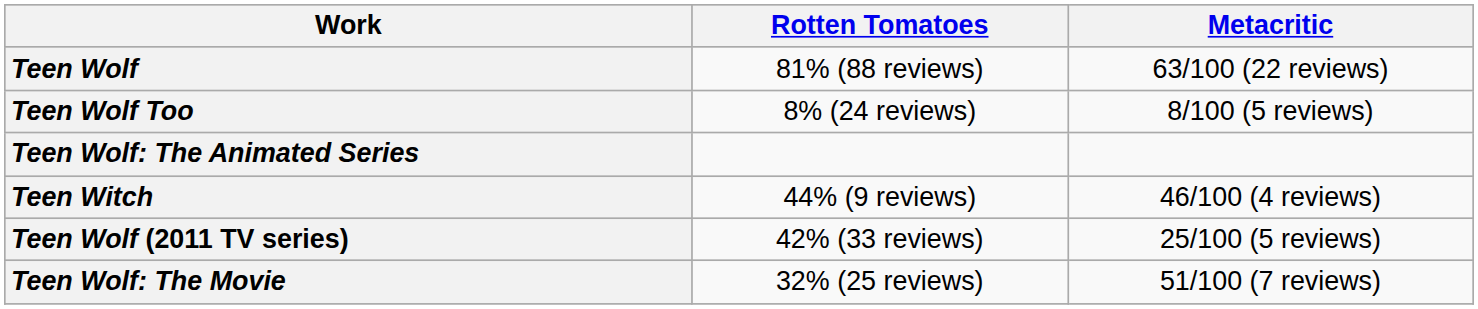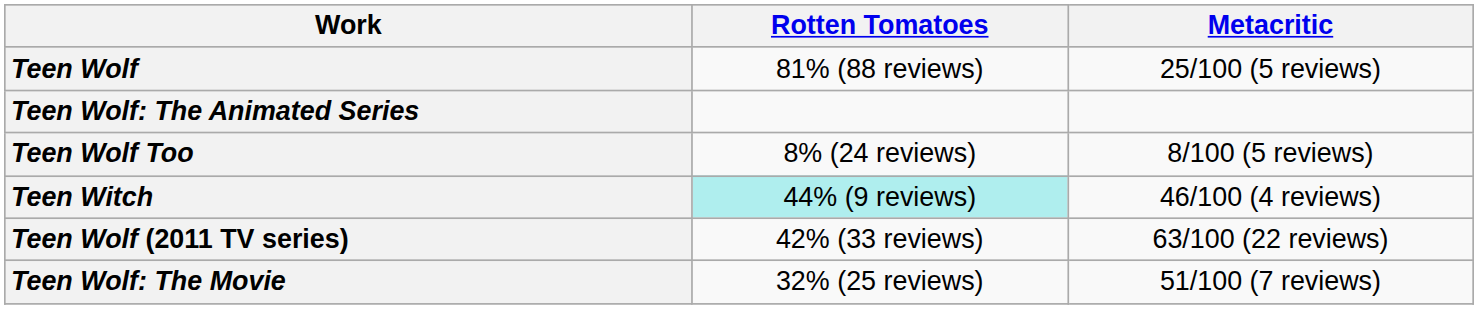(1270, 68) 63/100 (22 reviews) -> (1270, 68) 25/100 (5 reviews)
rows swapped: (215, 153) <-> (102, 111)
(880, 196) no background -> (880, 196) paleturquoise background
(1270, 238) 25/100 (5 reviews) -> (1270, 238) 63/100 (22 reviews)
